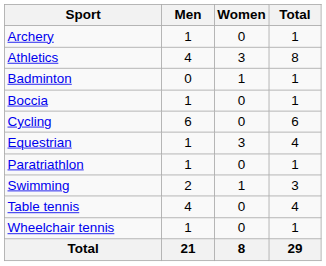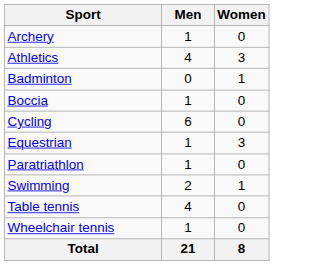- column: (295, 15)
